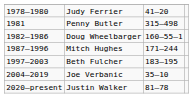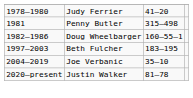- row: (94, 49)
